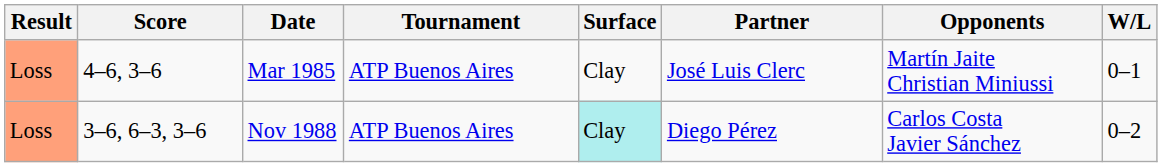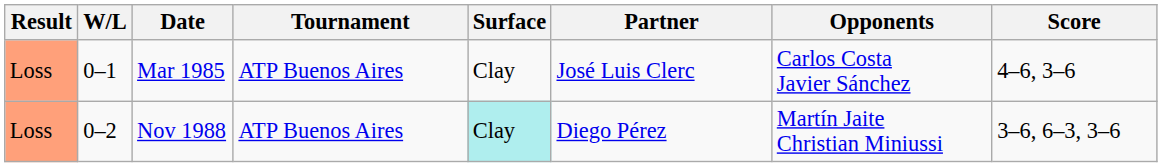columns swapped: (1129, 22) <-> (160, 22)
(970, 70) Martín Jaite Christian Miniussi -> (844, 70) Carlos Costa Javier Sánchez
(954, 131) Carlos Costa Javier Sánchez -> (860, 131) Martín Jaite Christian Miniussi
